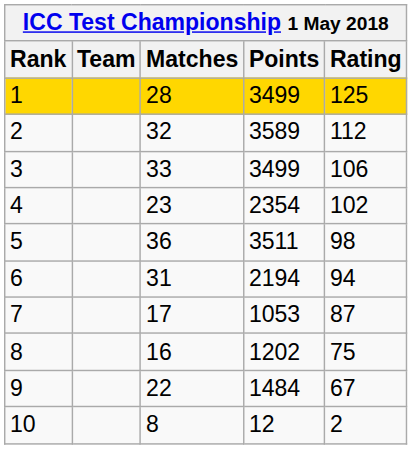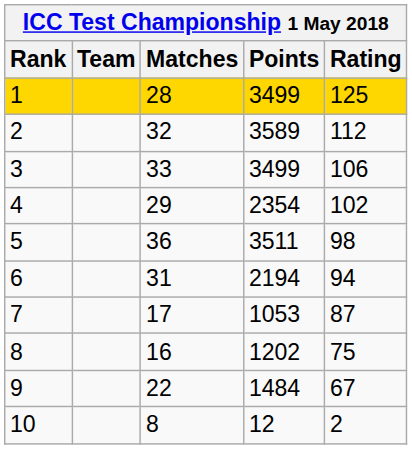(159, 205) 23 -> (159, 205) 29
